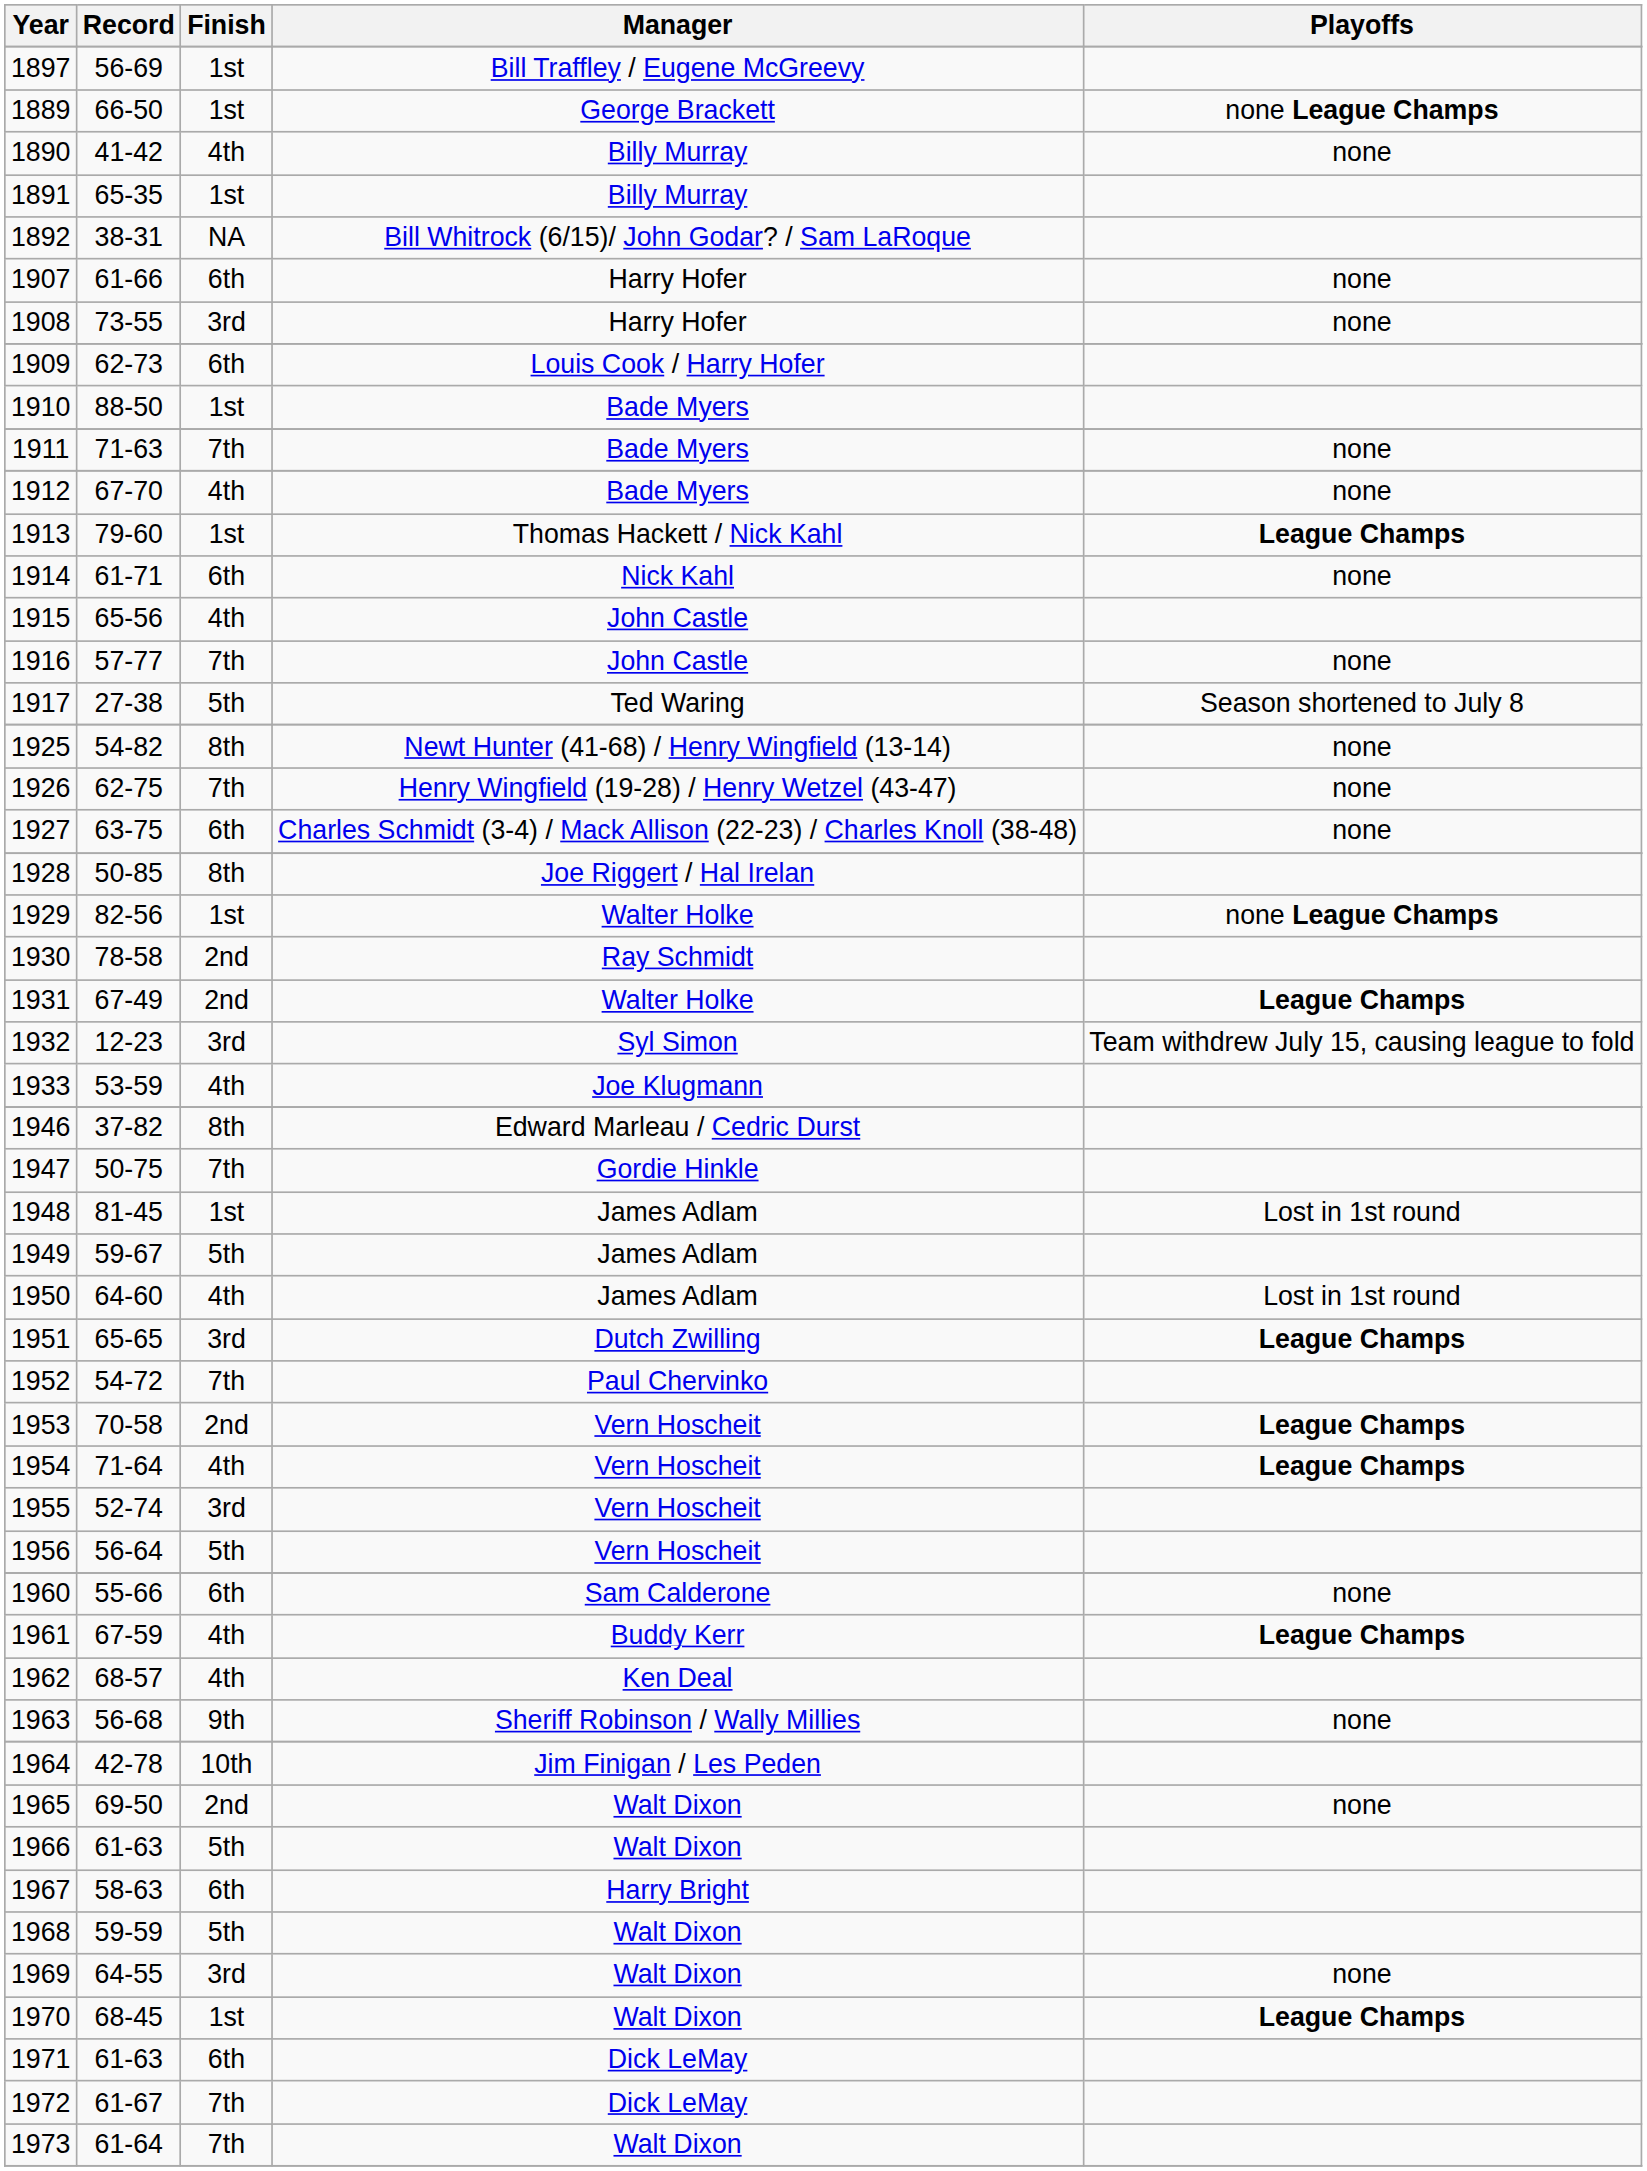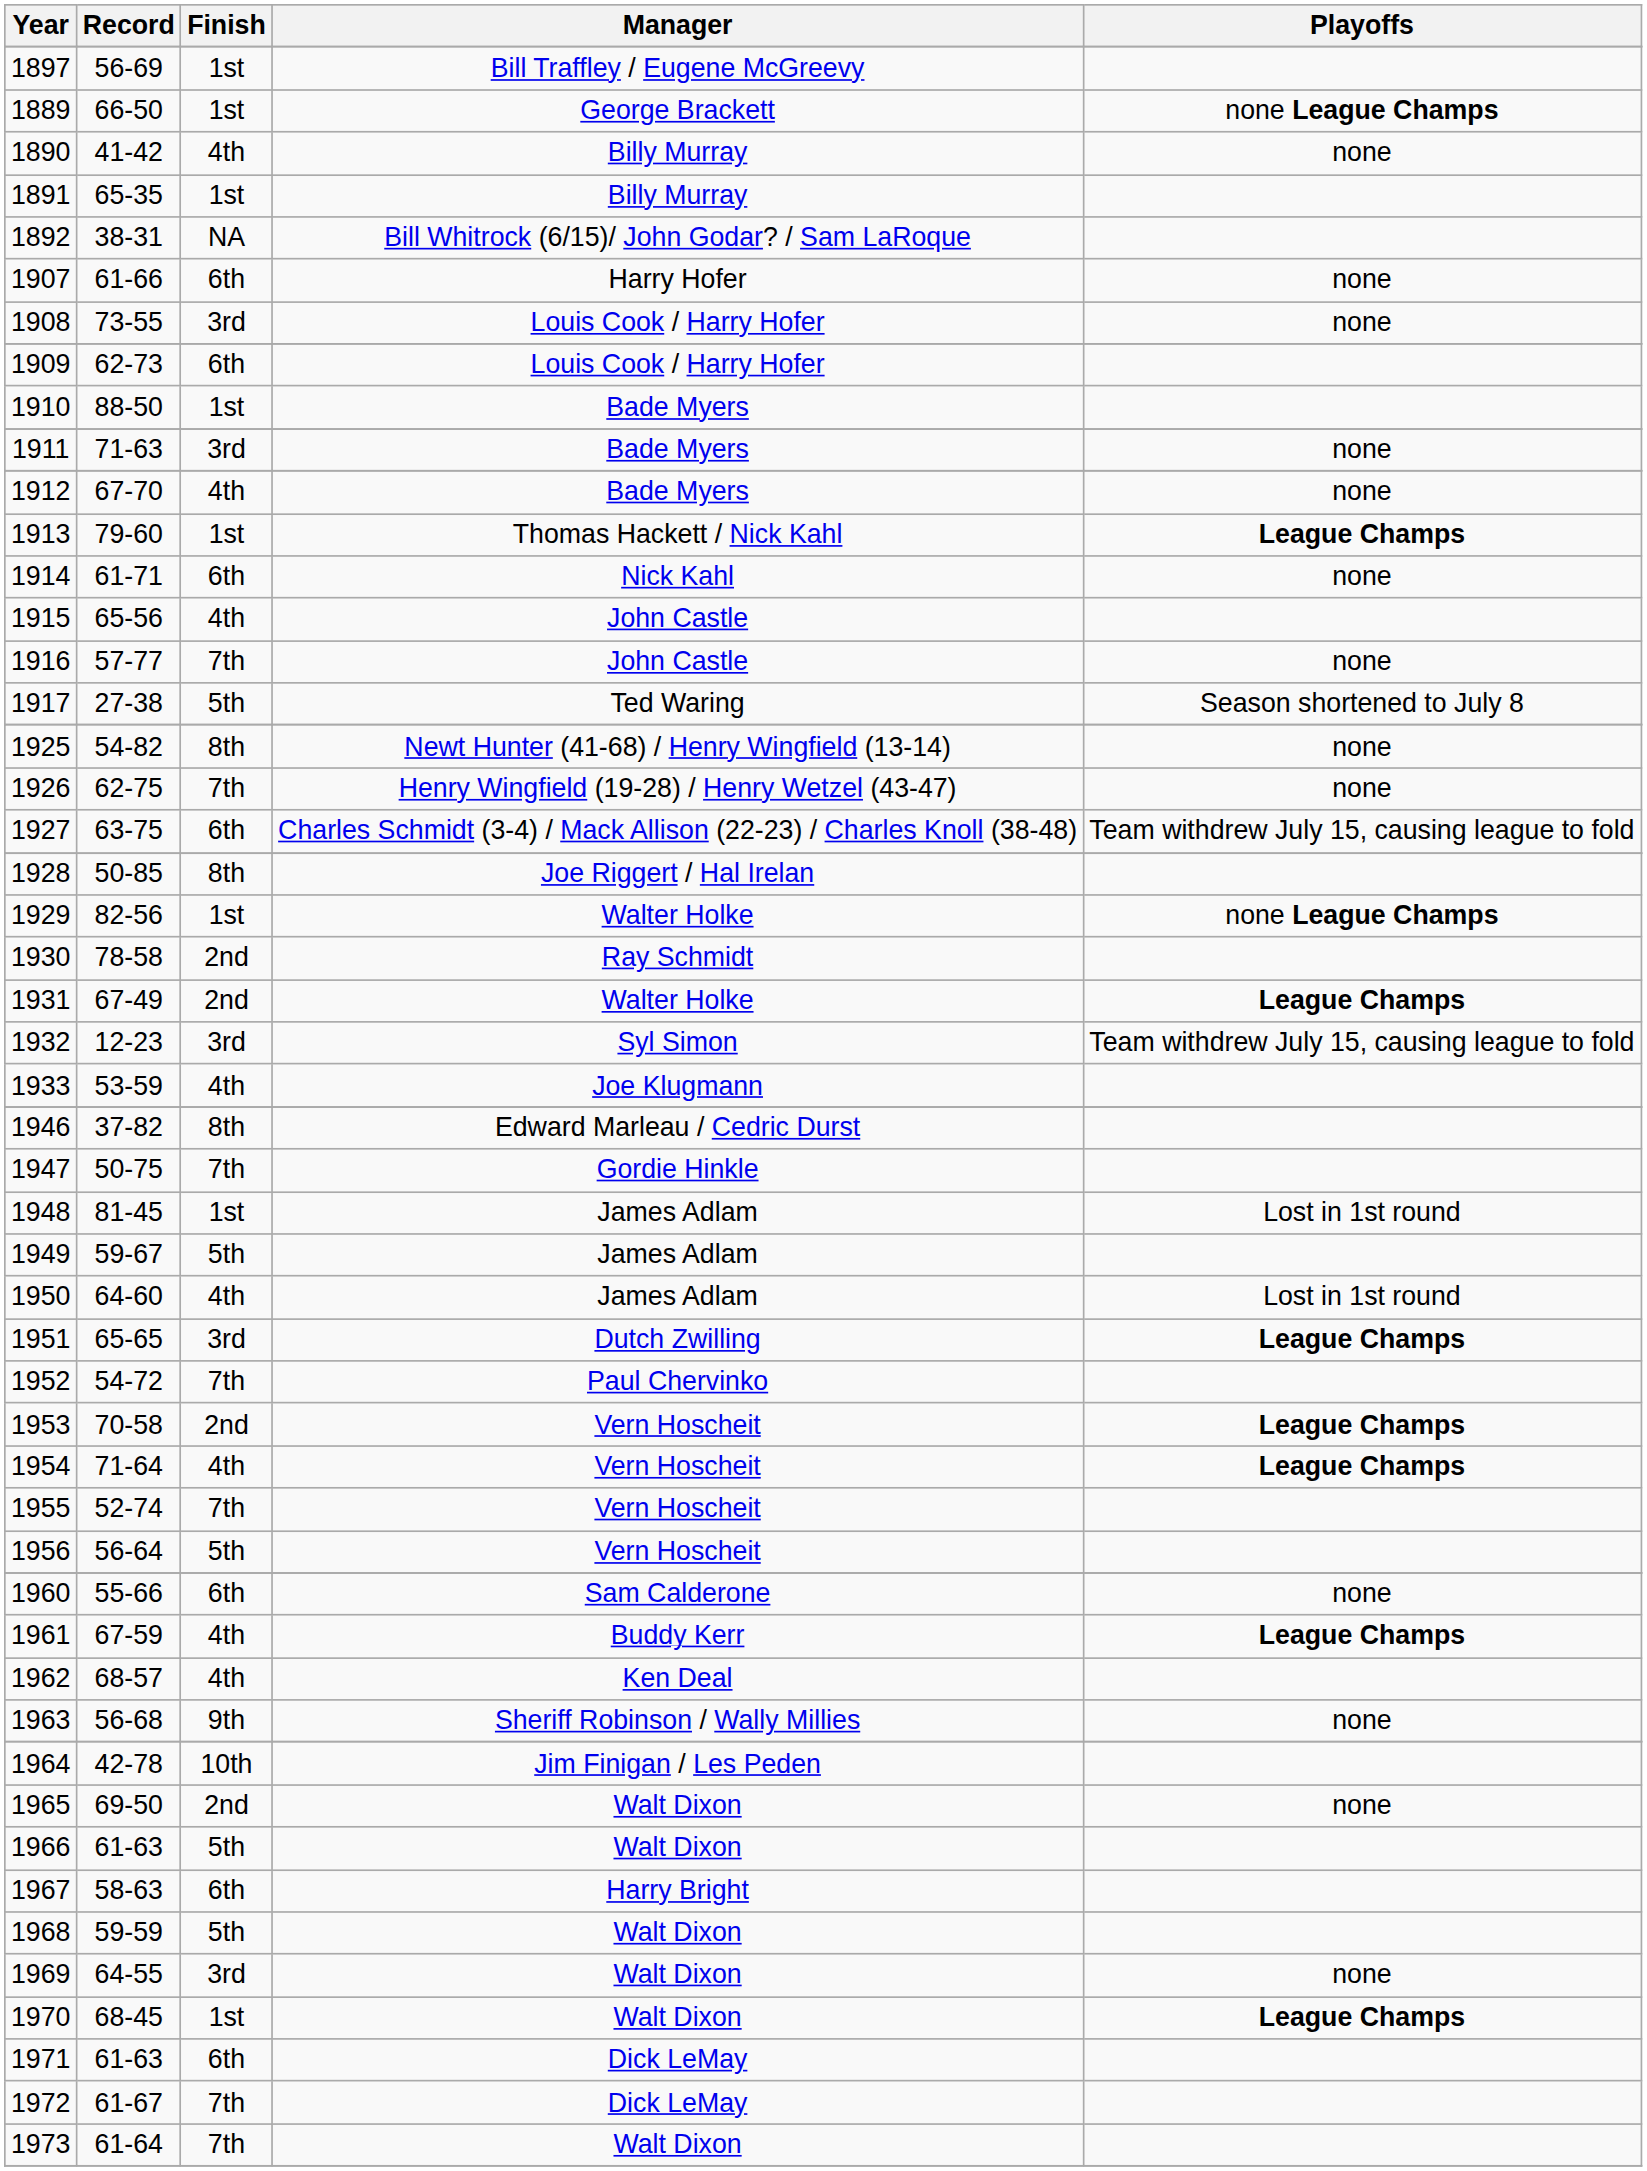(678, 322) Harry Hofer -> (678, 322) Louis Cook / Harry Hofer
(226, 449) 7th -> (226, 449) 3rd
(1362, 830) none -> (1362, 830) Team withdrew July 15, causing league to fold
(226, 1508) 3rd -> (226, 1508) 7th
